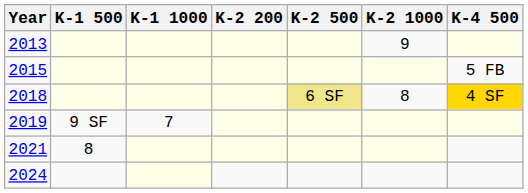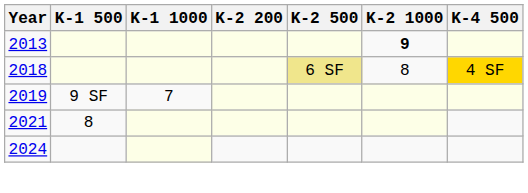(405, 44) normal -> (405, 44) bold
- row: (28, 70)
